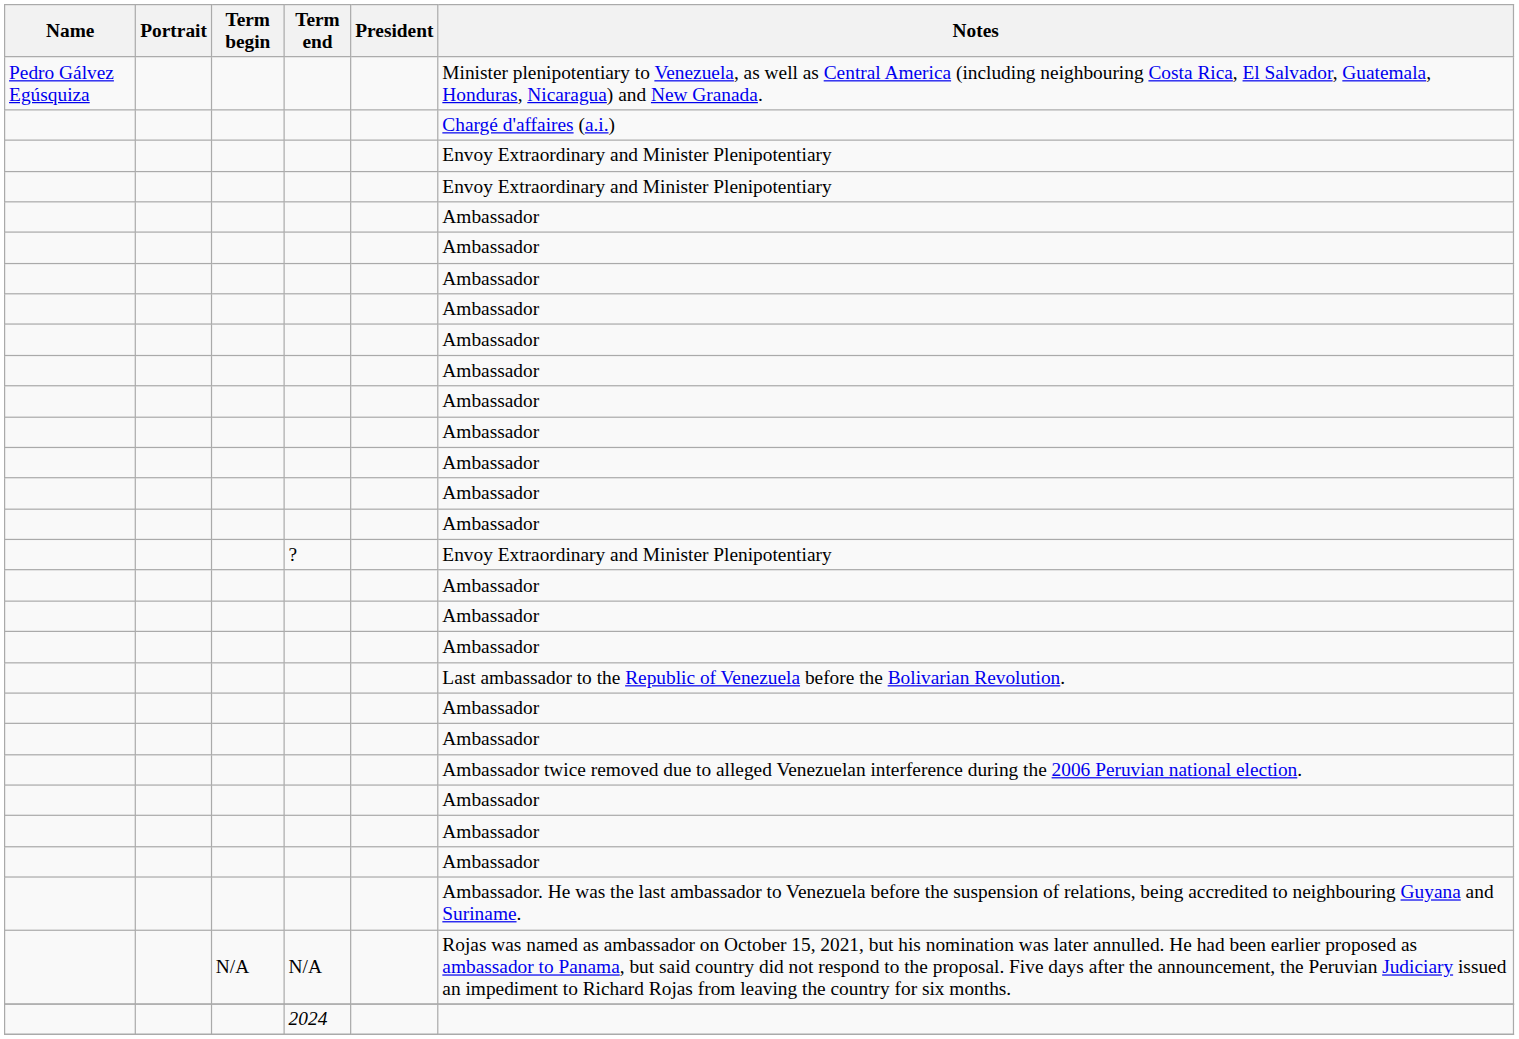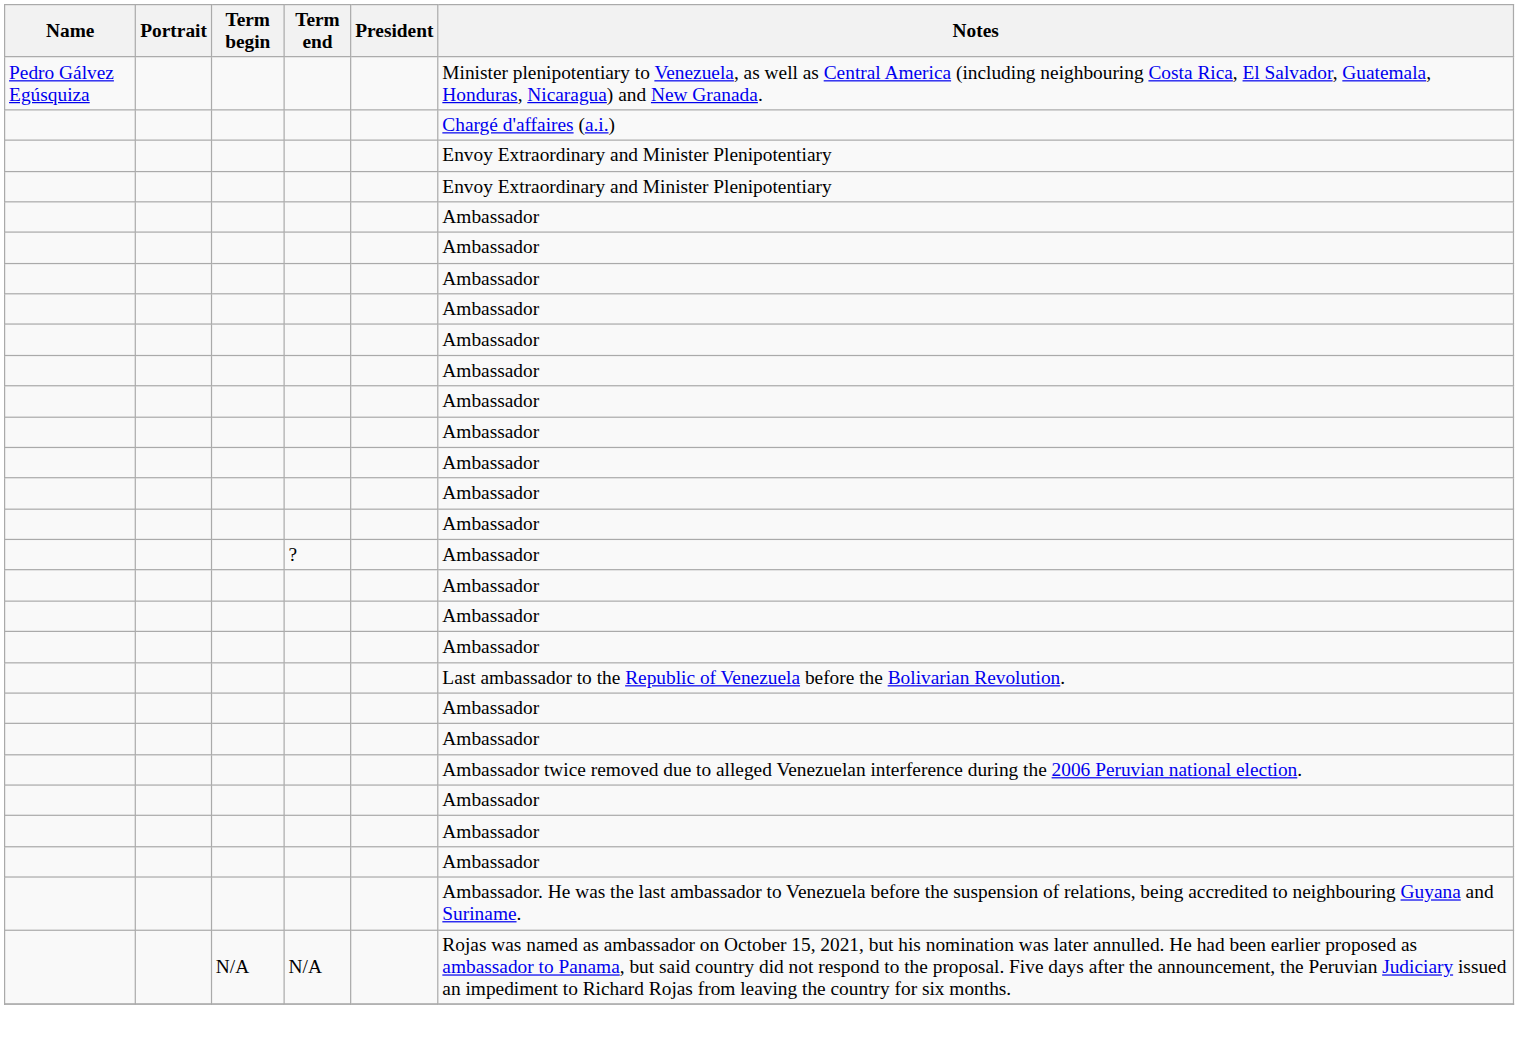(637, 554) Envoy Extraordinary and Minister Plenipotentiary -> (491, 554) Ambassador
- row: (70, 1019)
